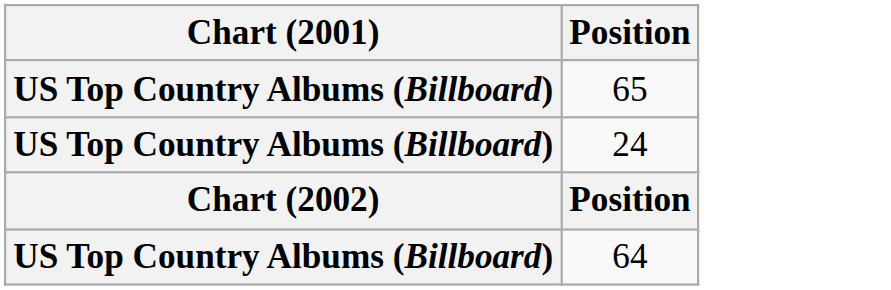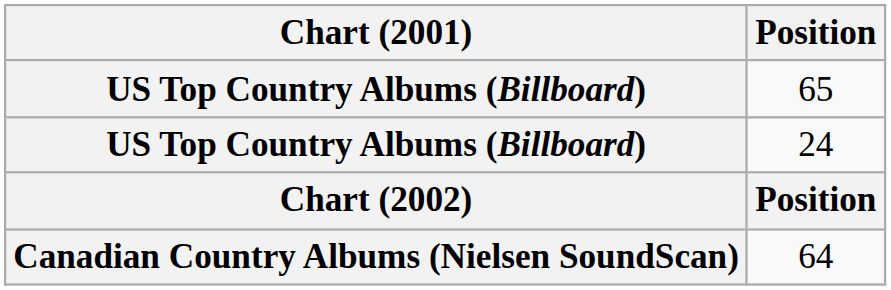(283, 255) US Top Country Albums (Billboard) -> (376, 255) Canadian Country Albums (Nielsen SoundScan)
